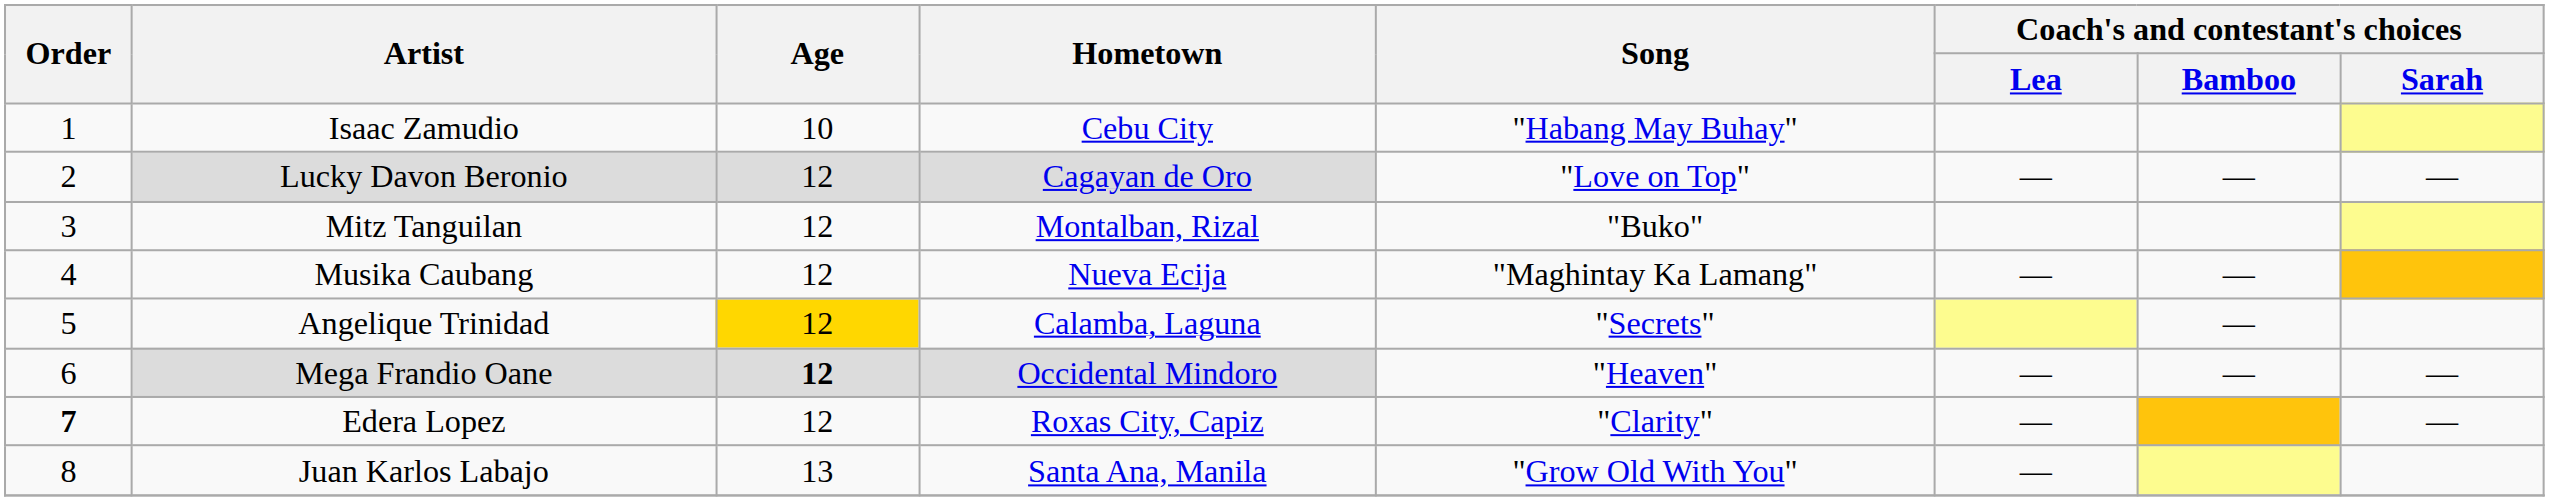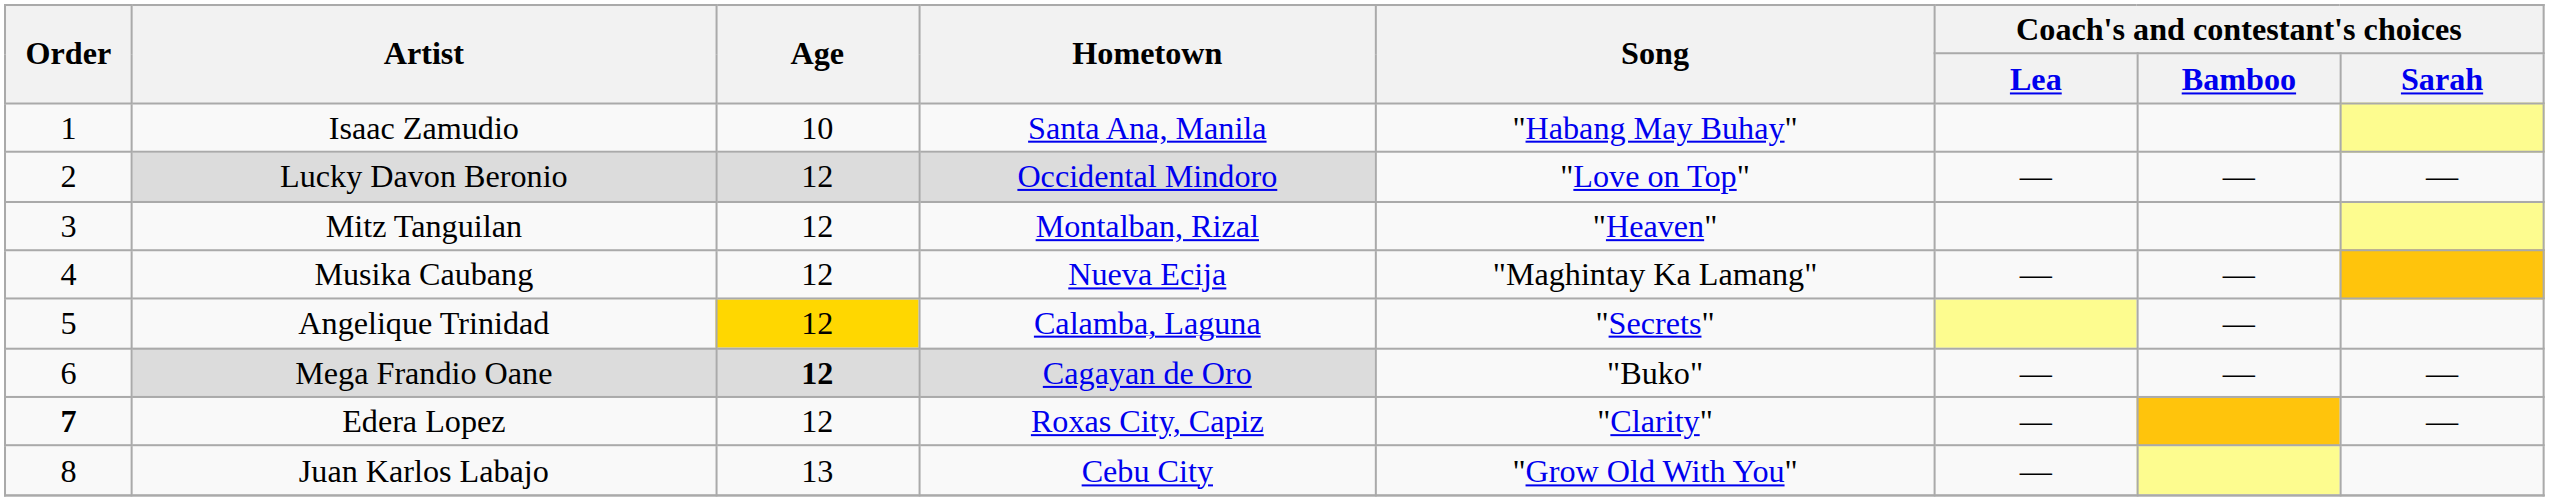(1147, 127) Cebu City -> (1147, 127) Santa Ana, Manila
(1147, 176) Cagayan de Oro -> (1147, 176) Occidental Mindoro
(1655, 225) "Buko" -> (1655, 225) "Heaven"
(1147, 372) Occidental Mindoro -> (1147, 372) Cagayan de Oro
(1655, 372) "Heaven" -> (1655, 372) "Buko"
(1147, 470) Santa Ana, Manila -> (1147, 470) Cebu City
